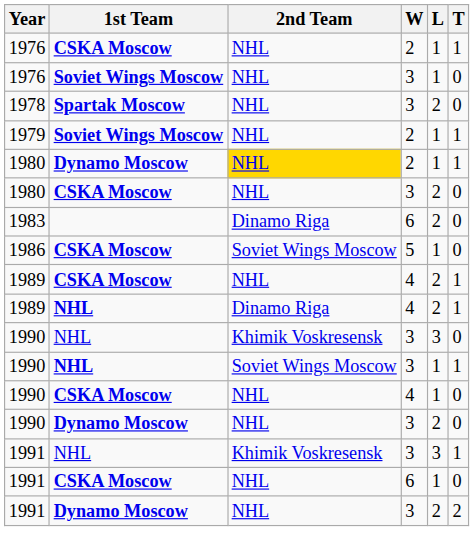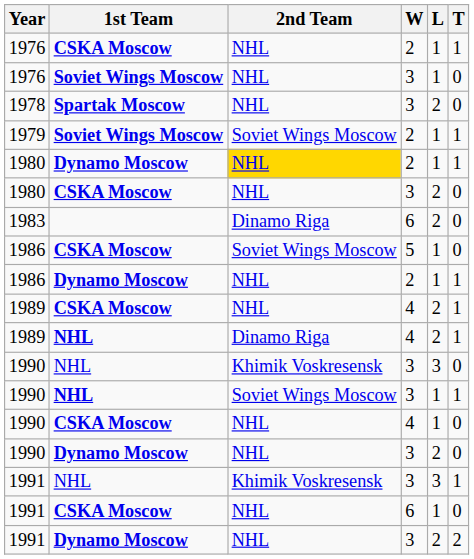(250, 134) NHL -> (314, 134) Soviet Wings Moscow
+ row: (27, 279)
